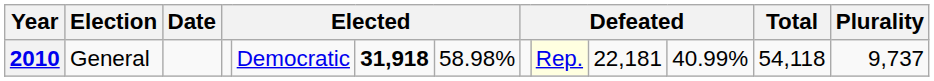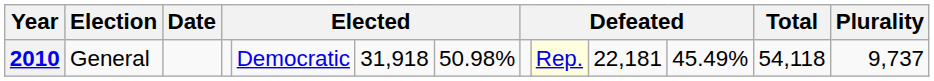(395, 57) bold -> (395, 57) normal
(477, 57) 58.98% -> (477, 57) 50.98%
(710, 57) 40.99% -> (710, 57) 45.49%
